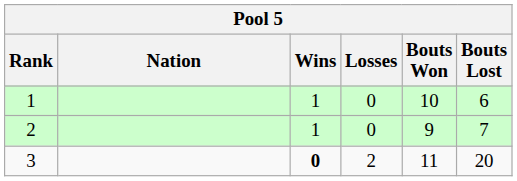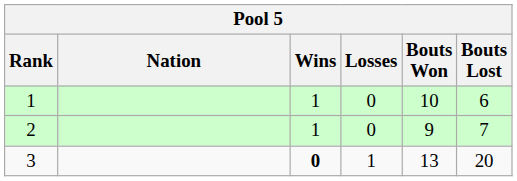(371, 160) 2 -> (371, 160) 1
(429, 160) 11 -> (429, 160) 13
